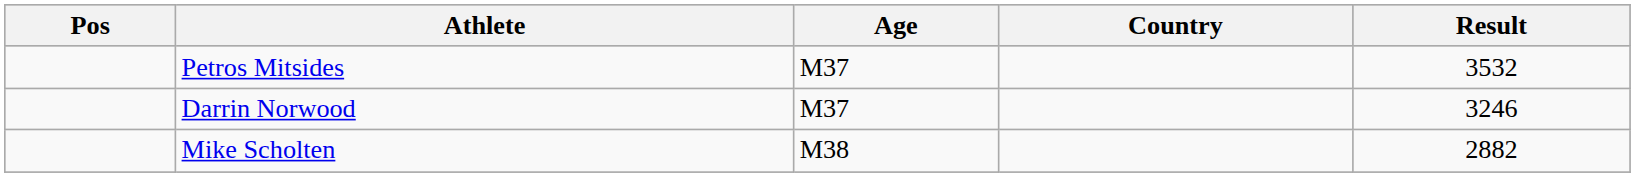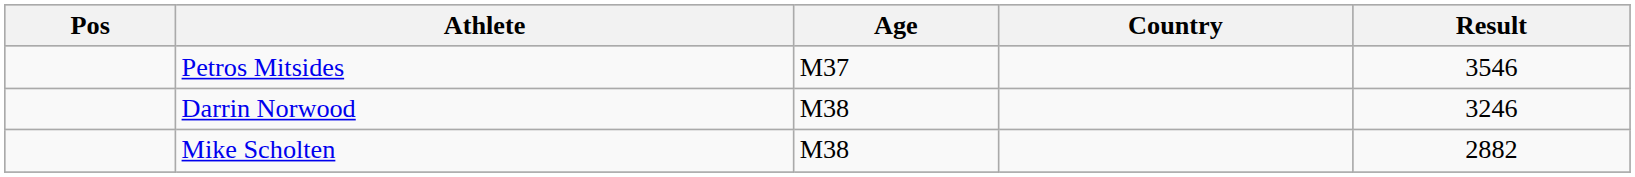(1491, 66) 3532 -> (1491, 66) 3546
(824, 108) M37 -> (824, 108) M38
